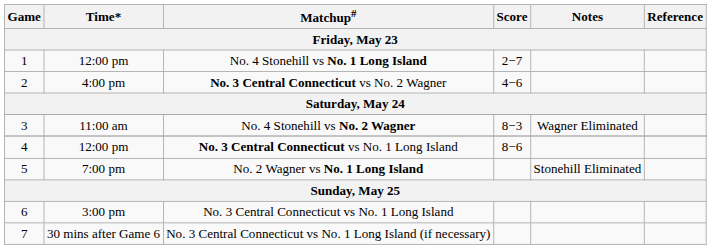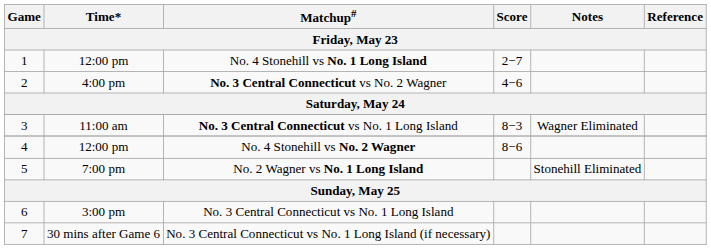(328, 125) No. 4 Stonehill vs No. 2 Wagner -> (328, 125) No. 3 Central Connecticut vs No. 1 Long Island
(328, 147) No. 3 Central Connecticut vs No. 1 Long Island -> (328, 147) No. 4 Stonehill vs No. 2 Wagner
